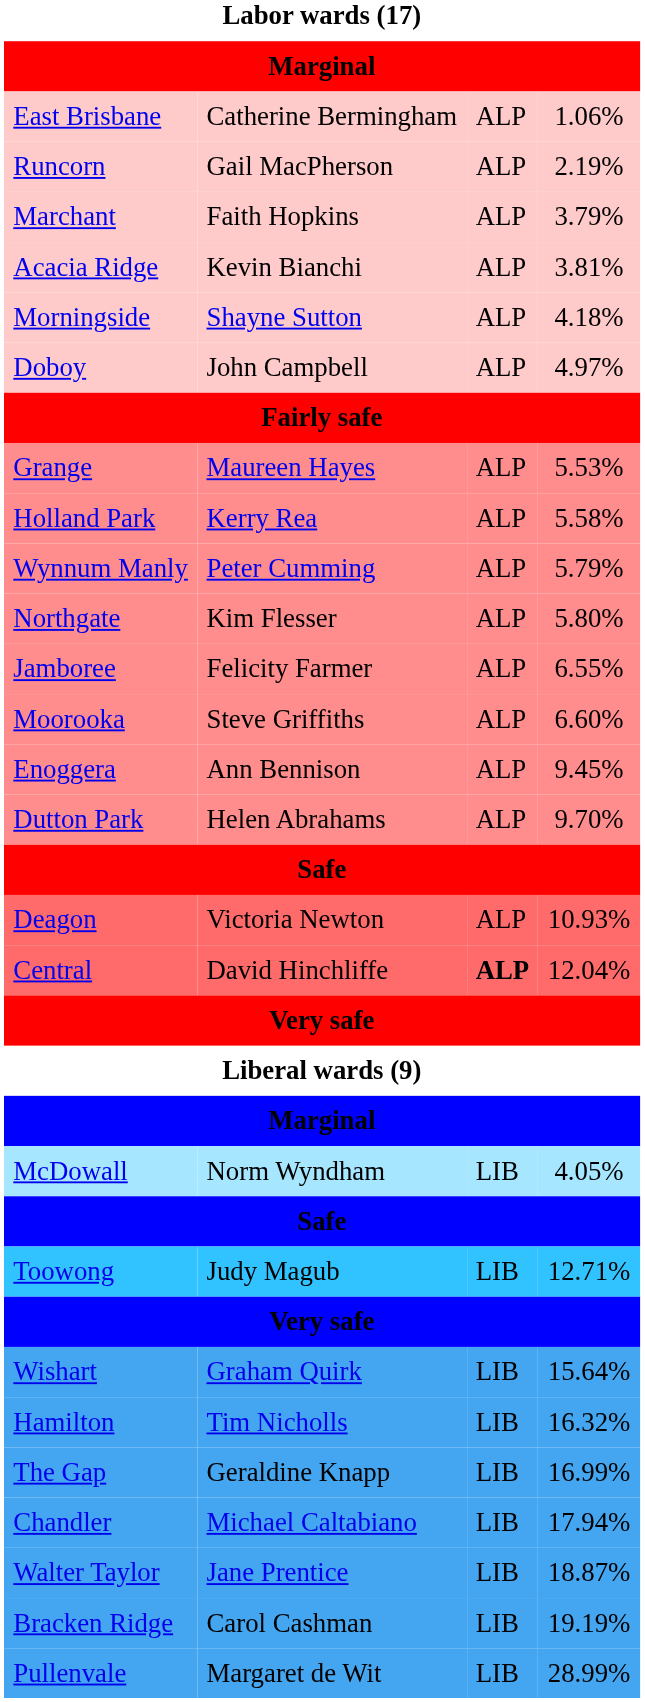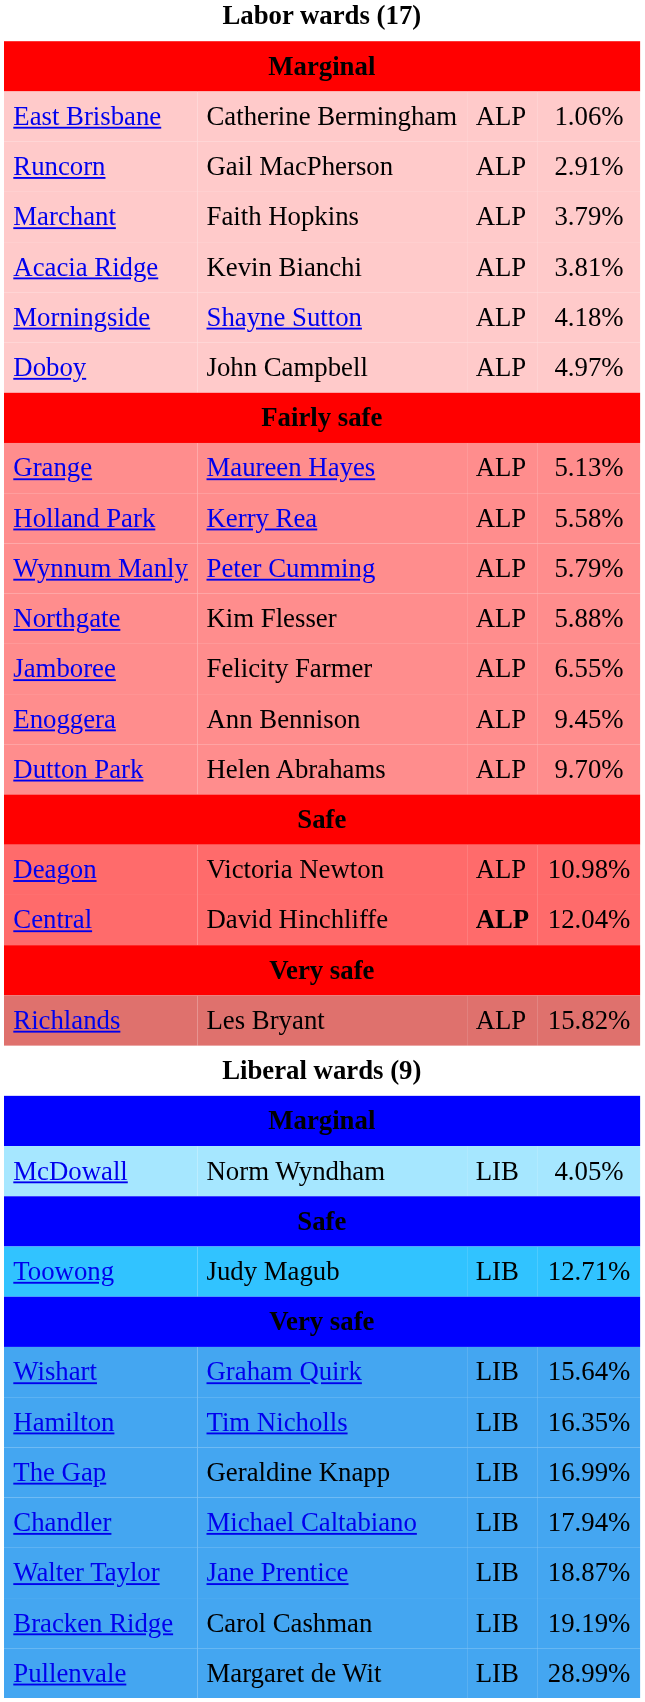(589, 166) 2.19% -> (589, 166) 2.91%
(589, 467) 5.53% -> (589, 467) 5.13%
(589, 618) 5.80% -> (589, 618) 5.88%
- row: (69, 718)
(589, 919) 10.93% -> (589, 869) 10.98%
+ row: (67, 1020)
(589, 1421) 16.32% -> (589, 1421) 16.35%
